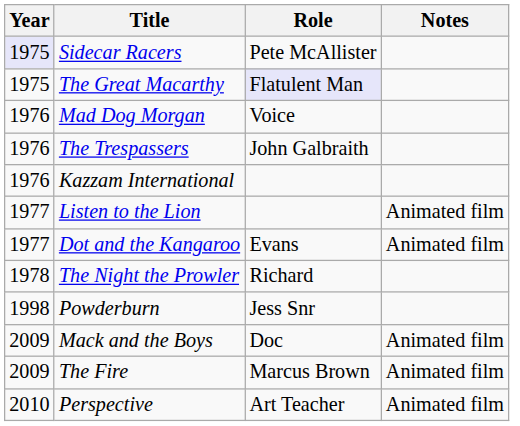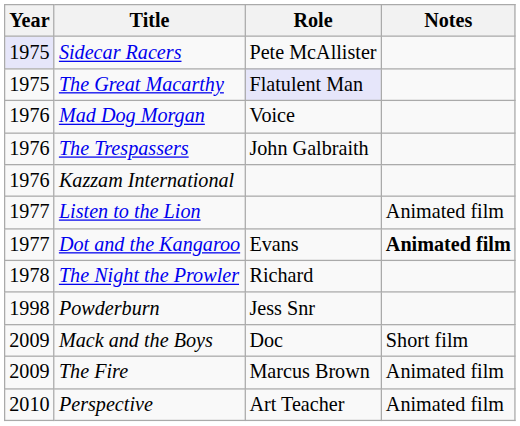(445, 244) normal -> (448, 244) bold
(445, 340) Animated film -> (427, 340) Short film
